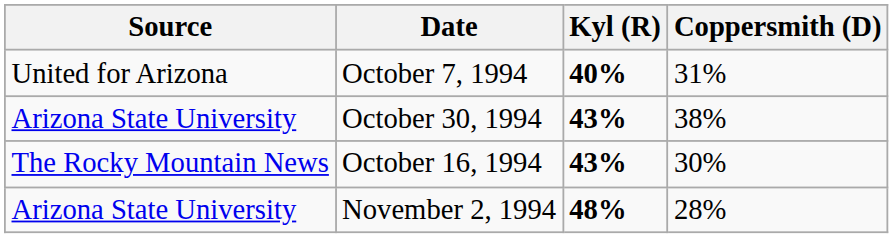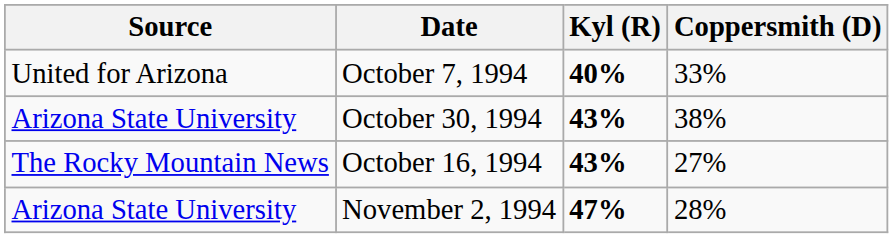(700, 72) 31% -> (700, 72) 33%
(700, 163) 30% -> (700, 163) 27%
(598, 208) 48% -> (598, 208) 47%
